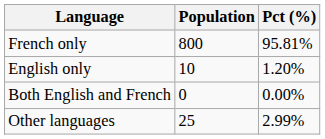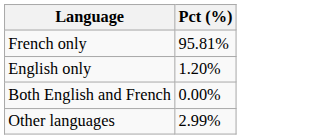- column: (217, 17)
